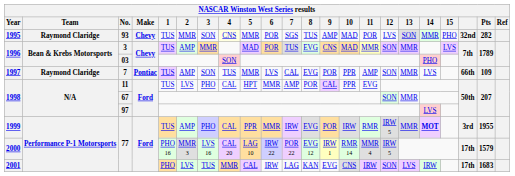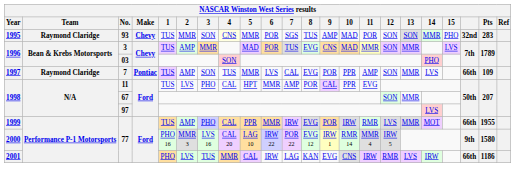(390, 35) LVS -> (390, 35) SON
(486, 35) 282 -> (488, 35) 283
(390, 127) IRW 5 -> (390, 122) LVS
(430, 127) bold -> (432, 122) normal
(468, 127) 3rd -> (469, 122) 66th
(468, 148) 17th -> (469, 139) 9th
(486, 148) 1579 -> (488, 139) 1580
(390, 165) SON -> (390, 156) RMR
(468, 165) 17th -> (469, 156) 66th
(486, 165) 1683 -> (488, 156) 1186
